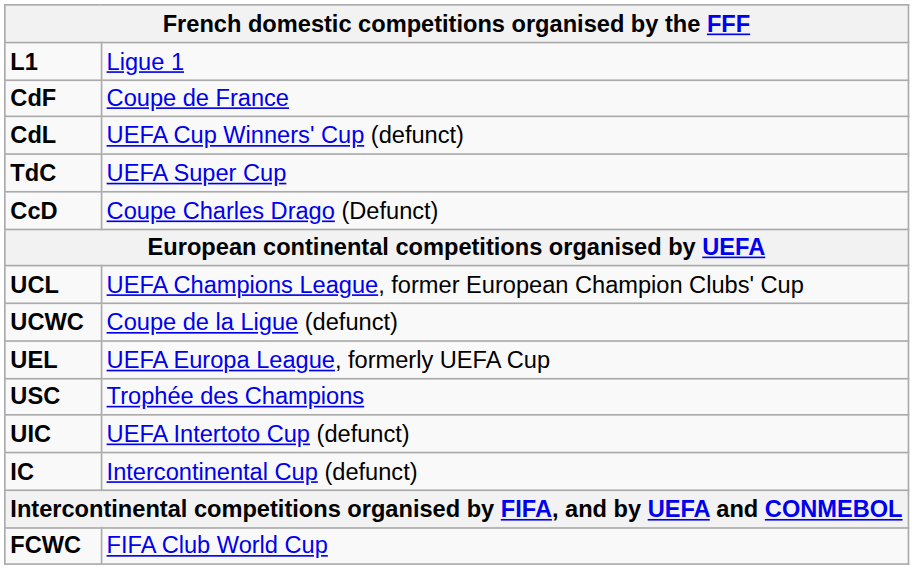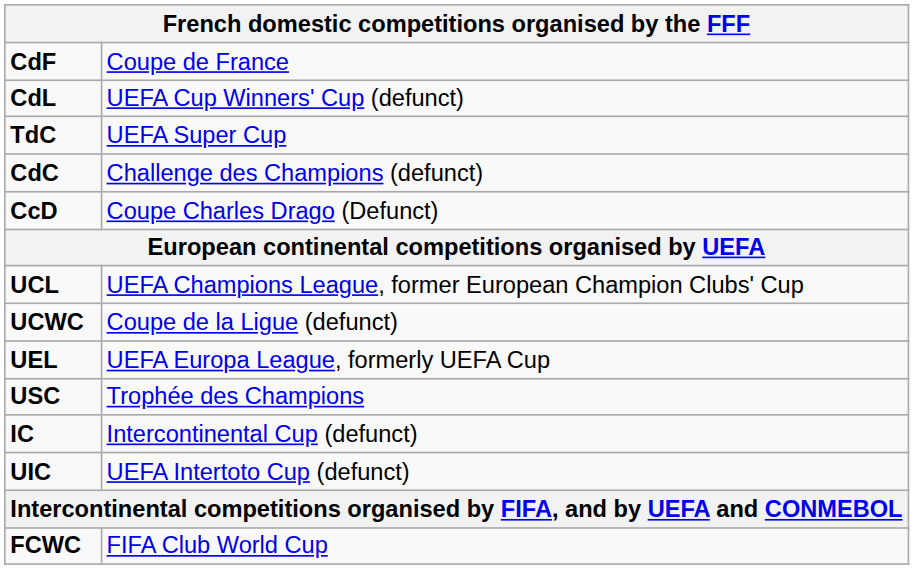- row: (24, 61)
+ row: (35, 173)
rows swapped: (31, 434) <-> (22, 472)
